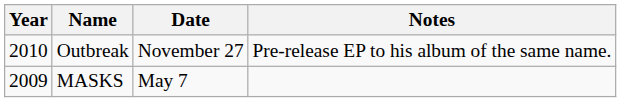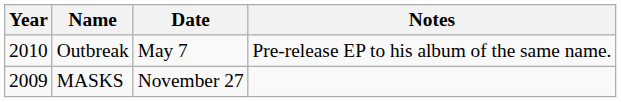(191, 50) November 27 -> (163, 50) May 7
(163, 81) May 7 -> (191, 81) November 27
